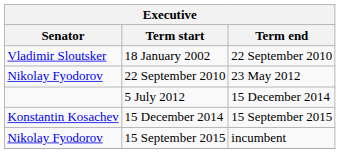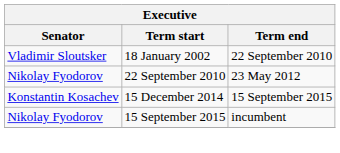- row: (155, 96)
